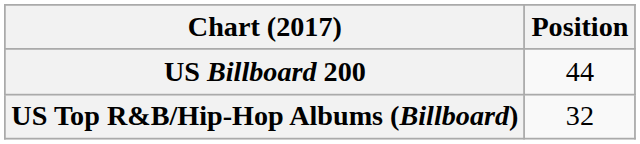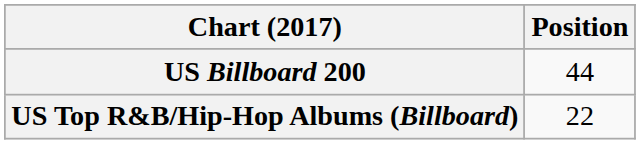(580, 116) 32 -> (580, 116) 22
